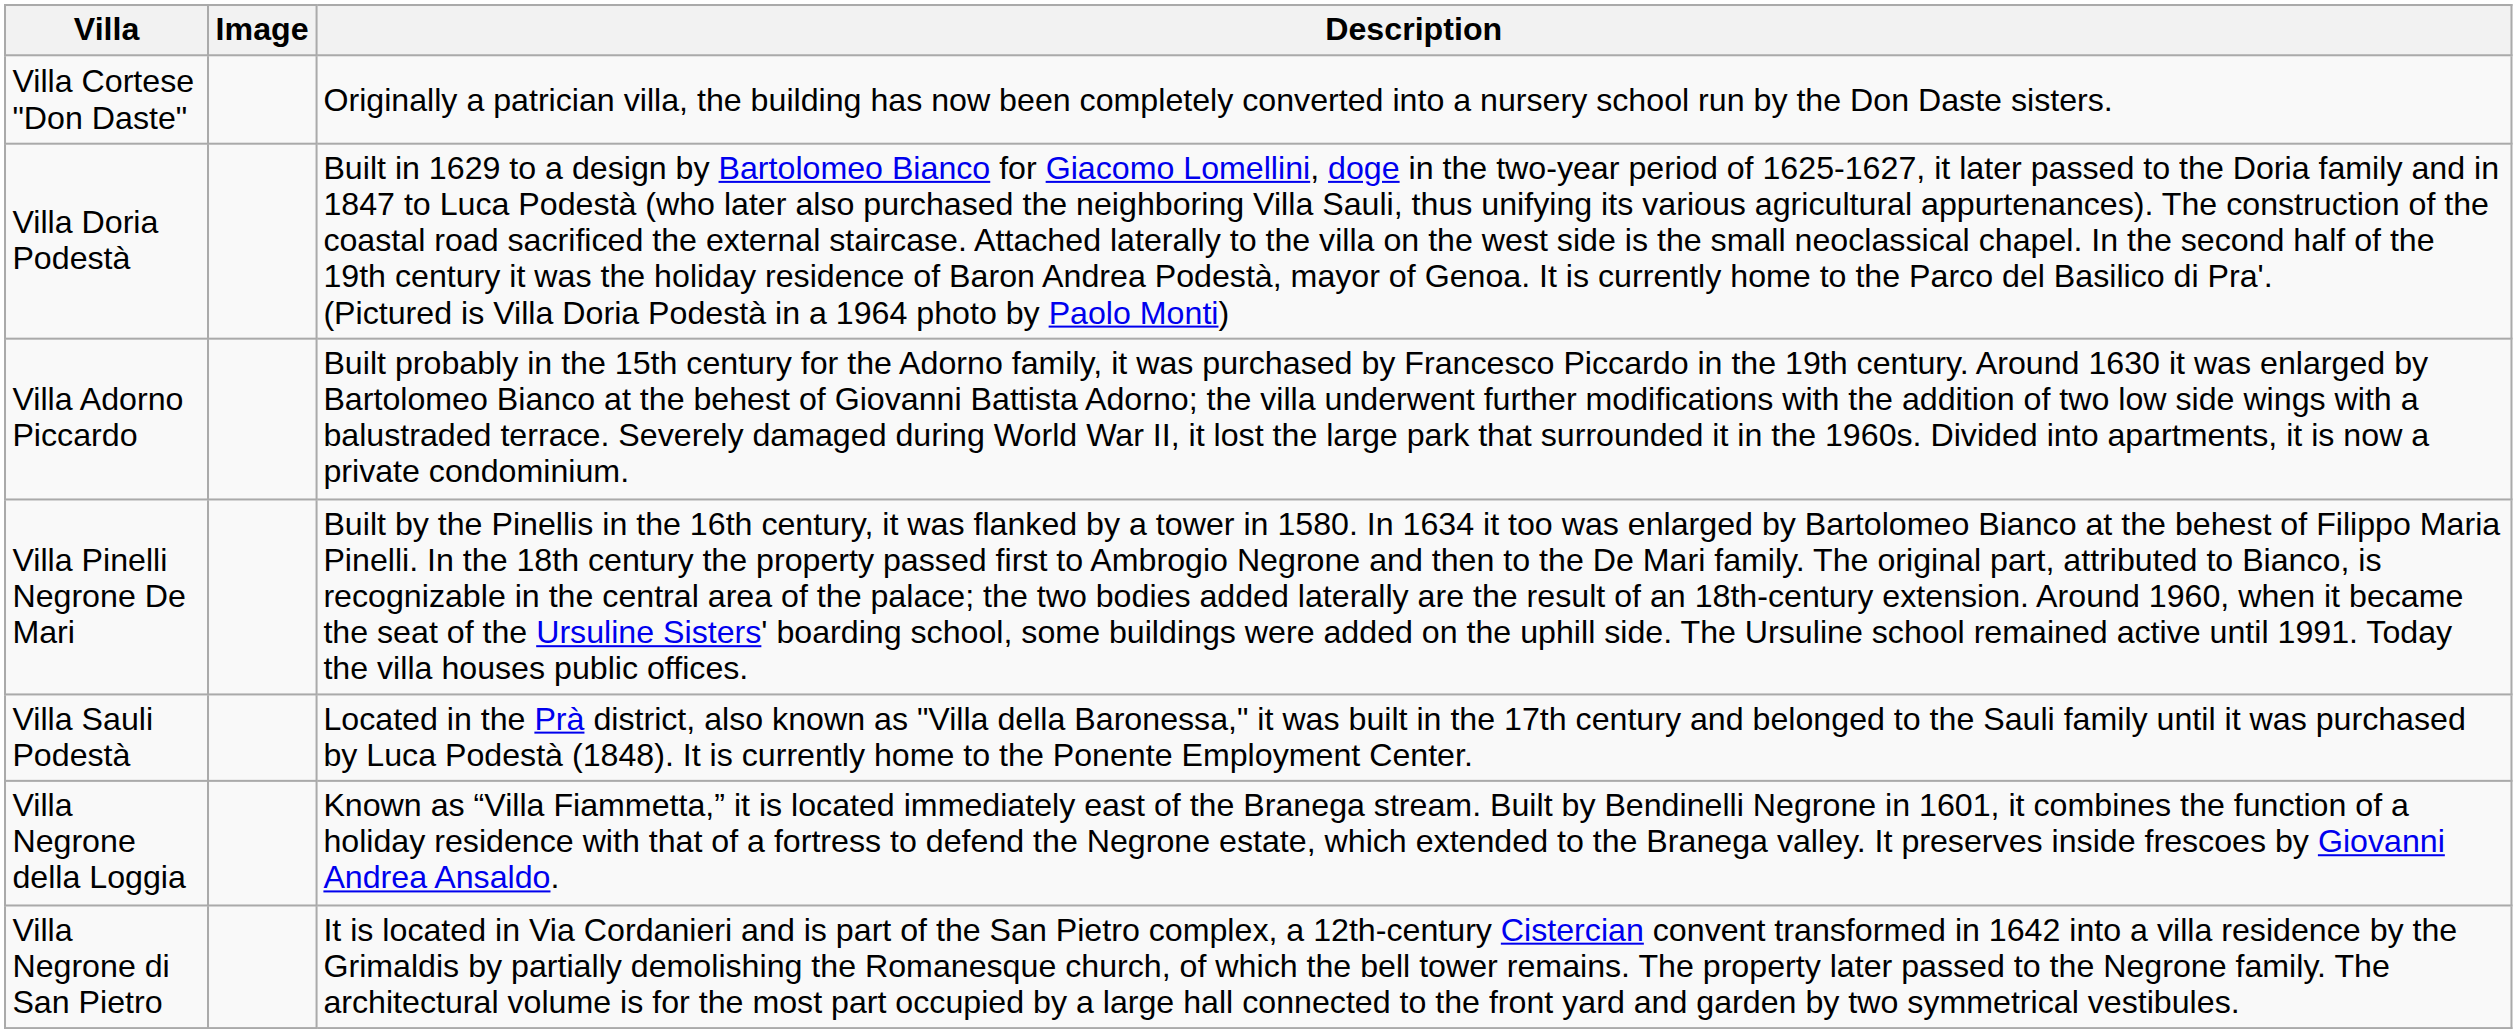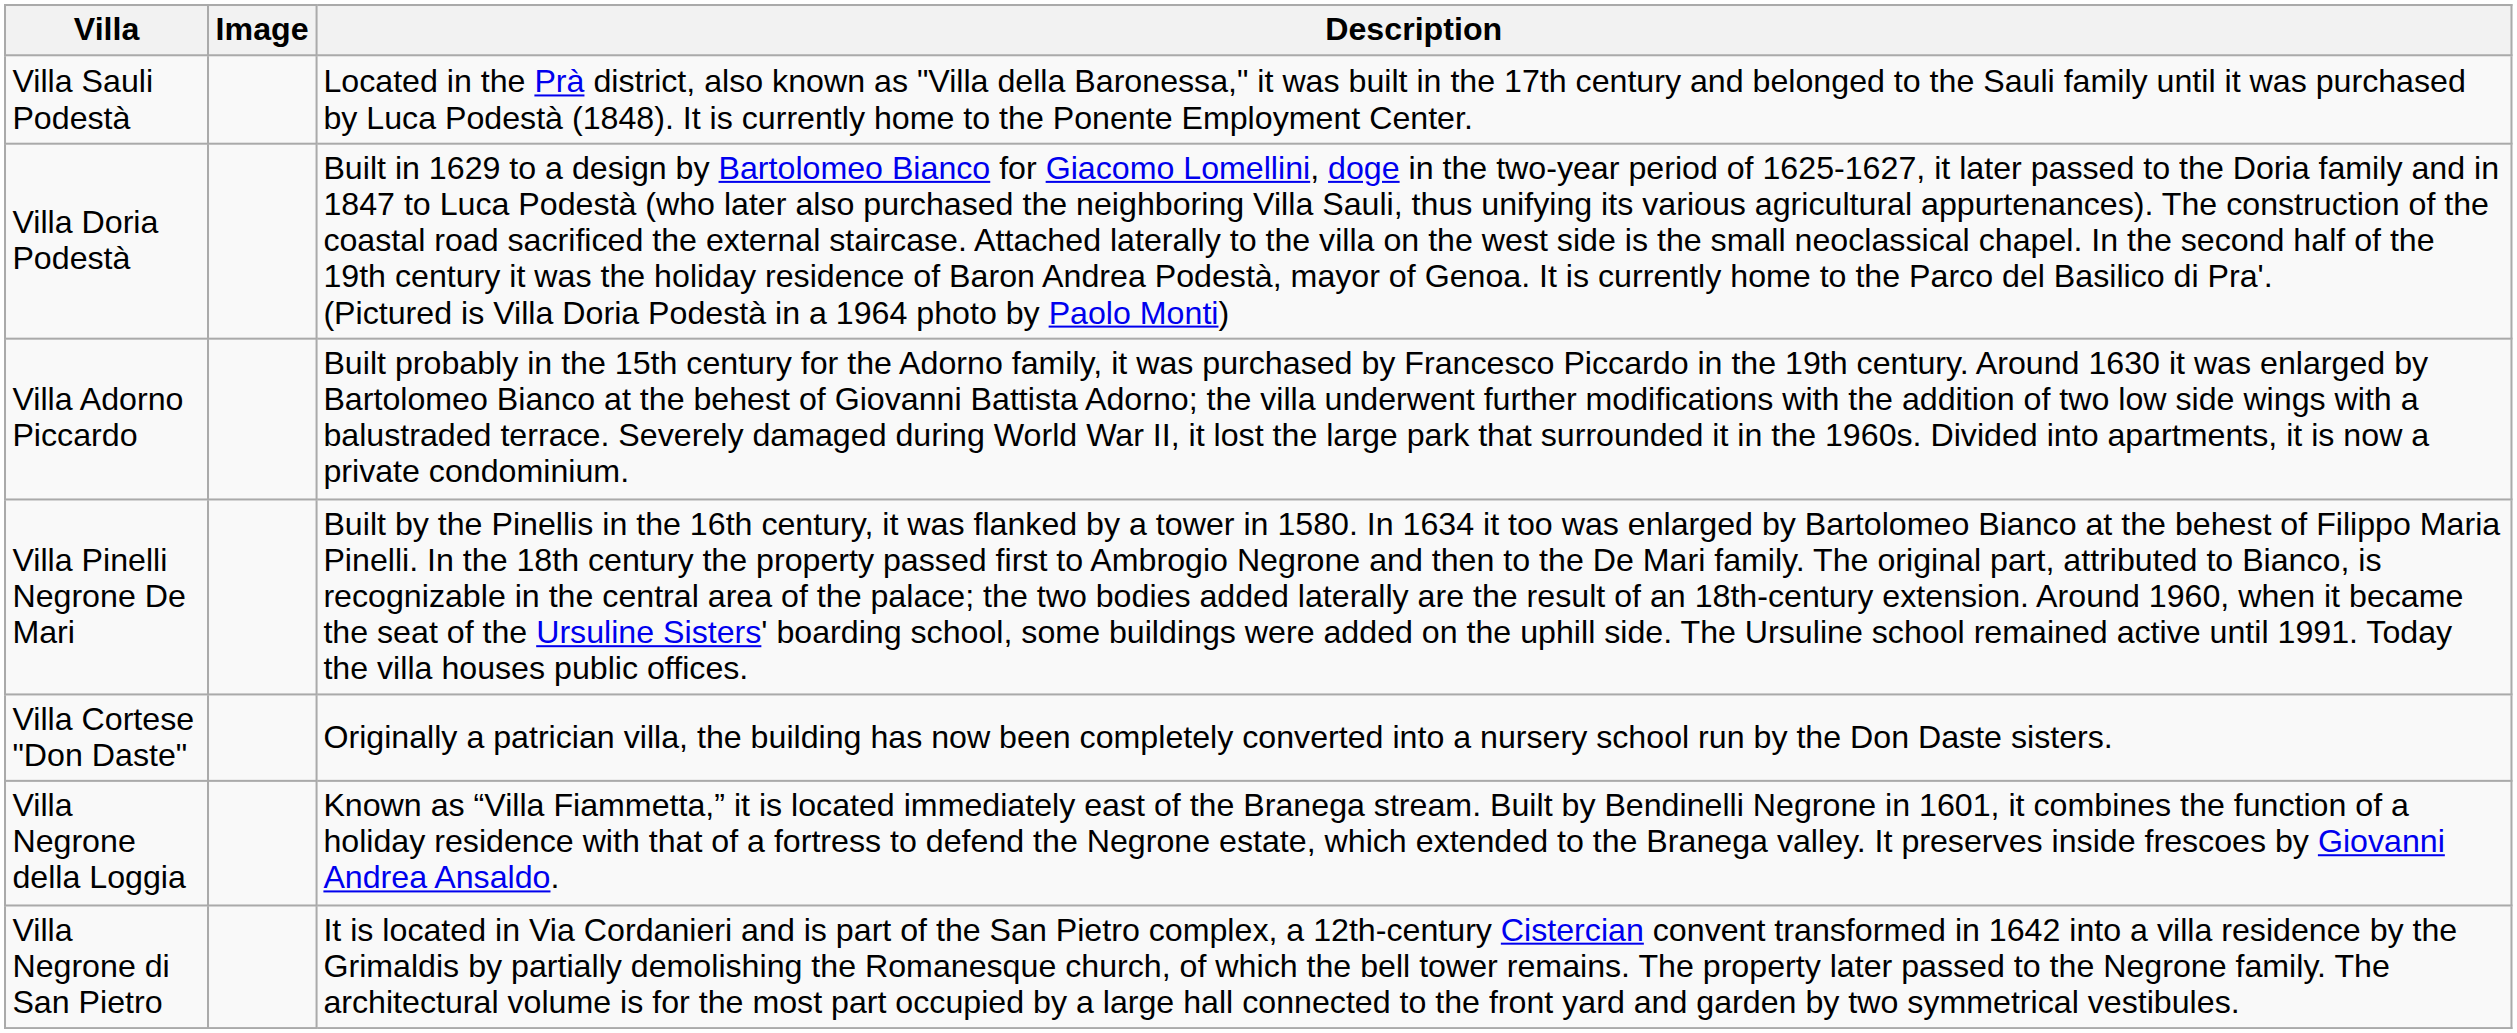rows swapped: (83, 737) <-> (103, 99)
